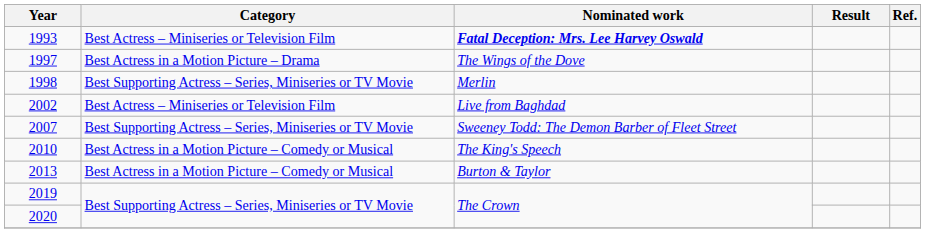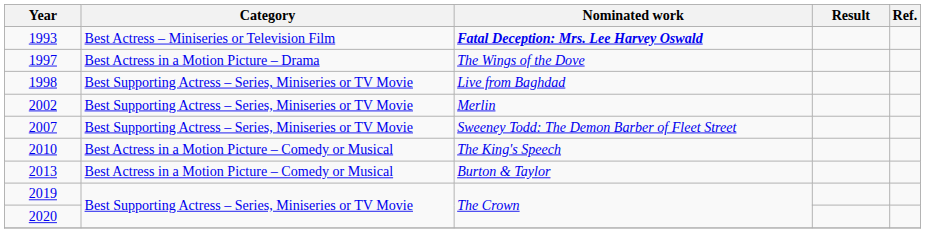(476, 82) Merlin -> (511, 82) Live from Baghdad
(210, 104) Best Actress – Miniseries or Television Film -> (249, 104) Best Supporting Actress – Series, Miniseries or TV Movie
(511, 104) Live from Baghdad -> (476, 104) Merlin
